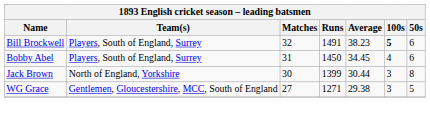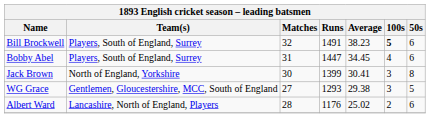(332, 58) 1450 -> (332, 58) 1447
(359, 74) 30.44 -> (359, 74) 30.41
(332, 89) 1271 -> (332, 89) 1293
+ row: (31, 105)
